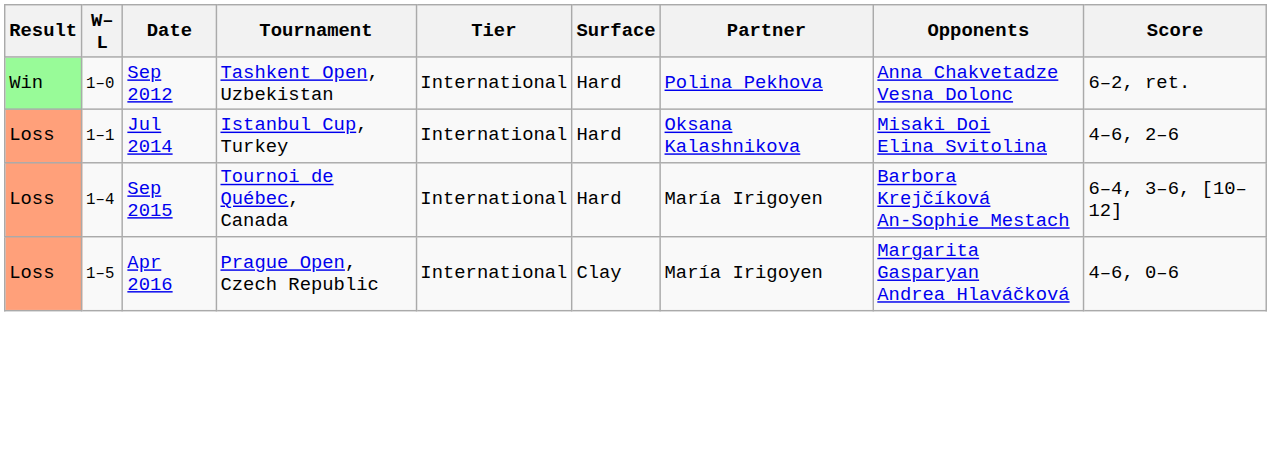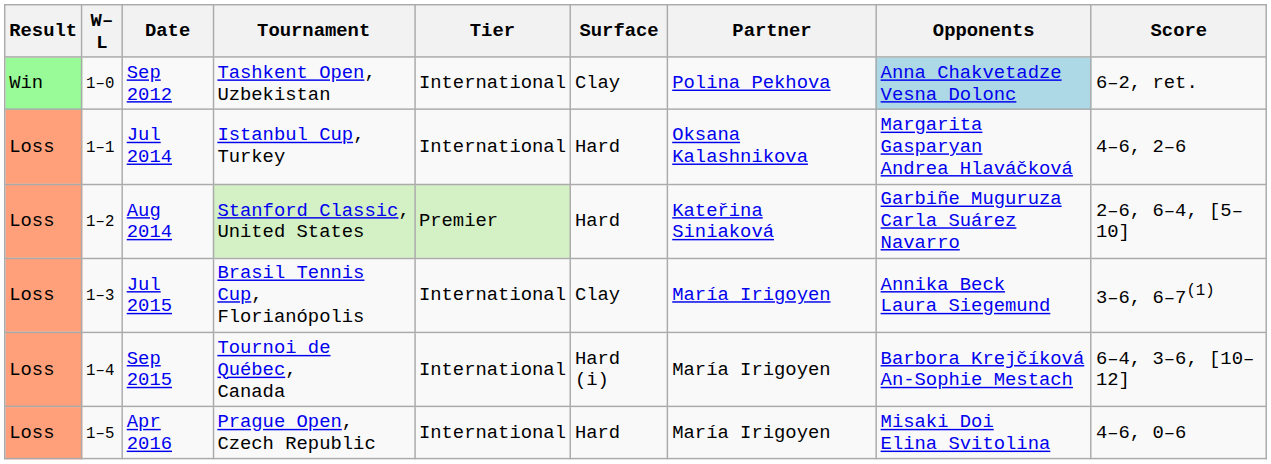(599, 83) Hard -> (598, 83) Clay
(968, 83) no background -> (971, 83) lightblue background
(962, 136) Misaki Doi Elina Svitolina -> (977, 147) Margarita Gasparyan Andrea Hlaváčková
+ row: (149, 221)
+ row: (149, 295)
(599, 199) Hard -> (598, 369) Hard (i)
(599, 273) Clay -> (598, 433) Hard
(973, 273) Margarita Gasparyan Andrea Hlaváčková -> (965, 433) Misaki Doi Elina Svitolina
